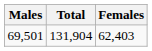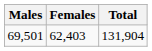columns swapped: (121, 14) <-> (71, 14)
